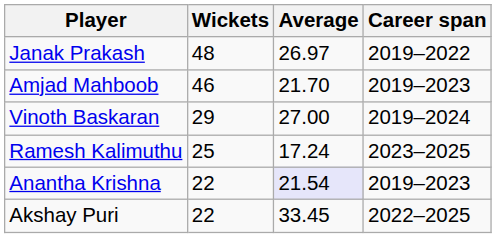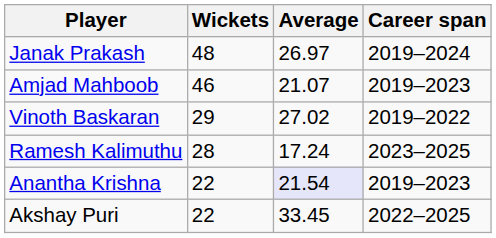(419, 53) 2019–2022 -> (419, 53) 2019–2024
(304, 85) 21.70 -> (304, 85) 21.07
(304, 118) 27.00 -> (304, 118) 27.02
(419, 118) 2019–2024 -> (419, 118) 2019–2022
(203, 150) 25 -> (203, 150) 28
